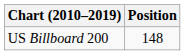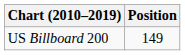(152, 38) 148 -> (152, 38) 149
